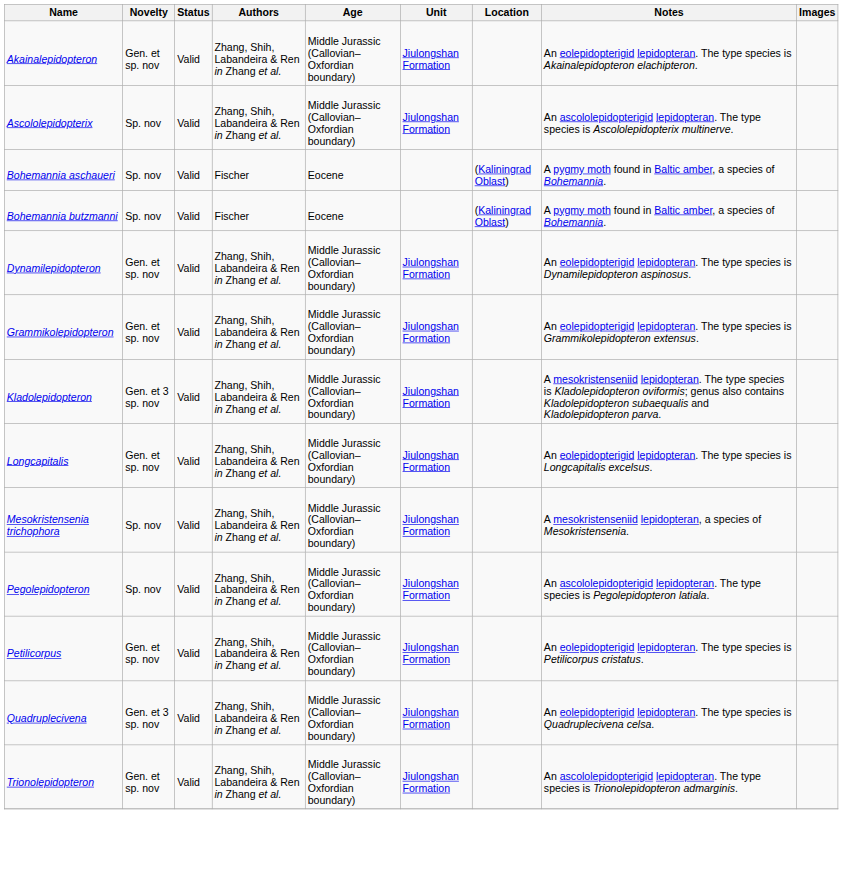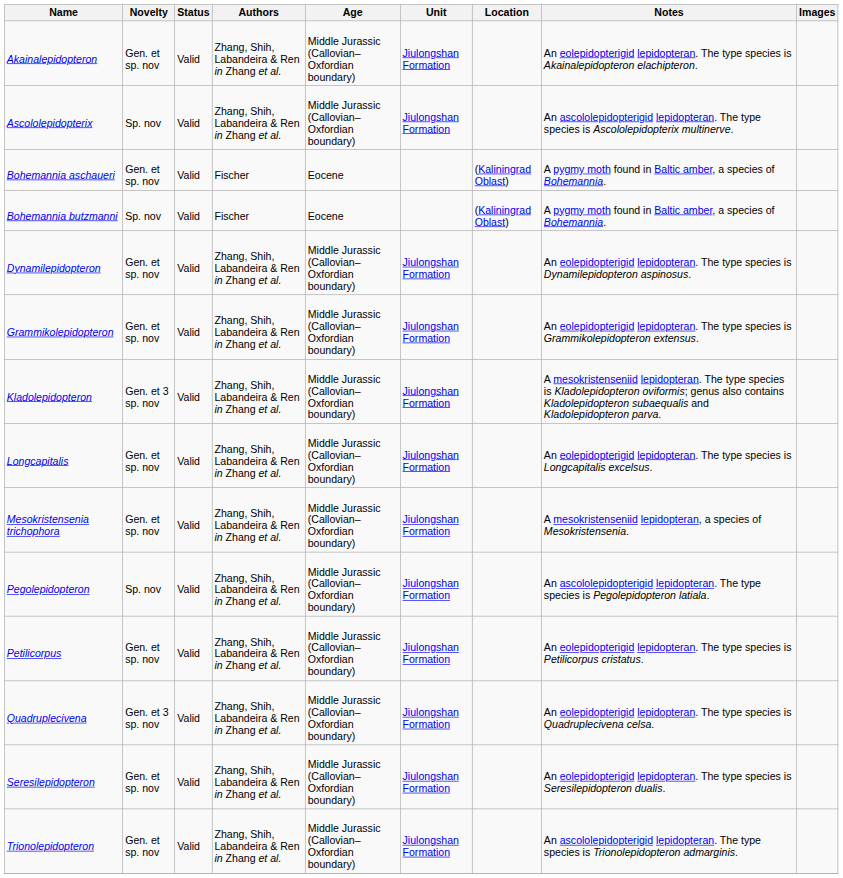(143, 175) Sp. nov -> (142, 175) Gen. et sp. nov
(143, 525) Sp. nov -> (142, 525) Gen. et sp. nov
+ row: (51, 783)
